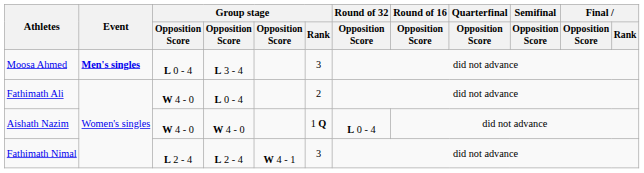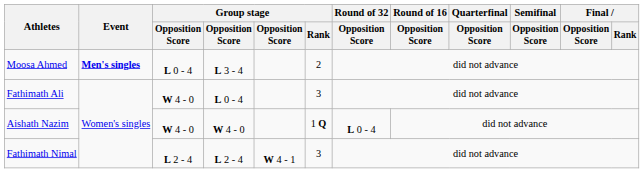(318, 64) 3 -> (318, 64) 2
(318, 94) 2 -> (318, 94) 3
